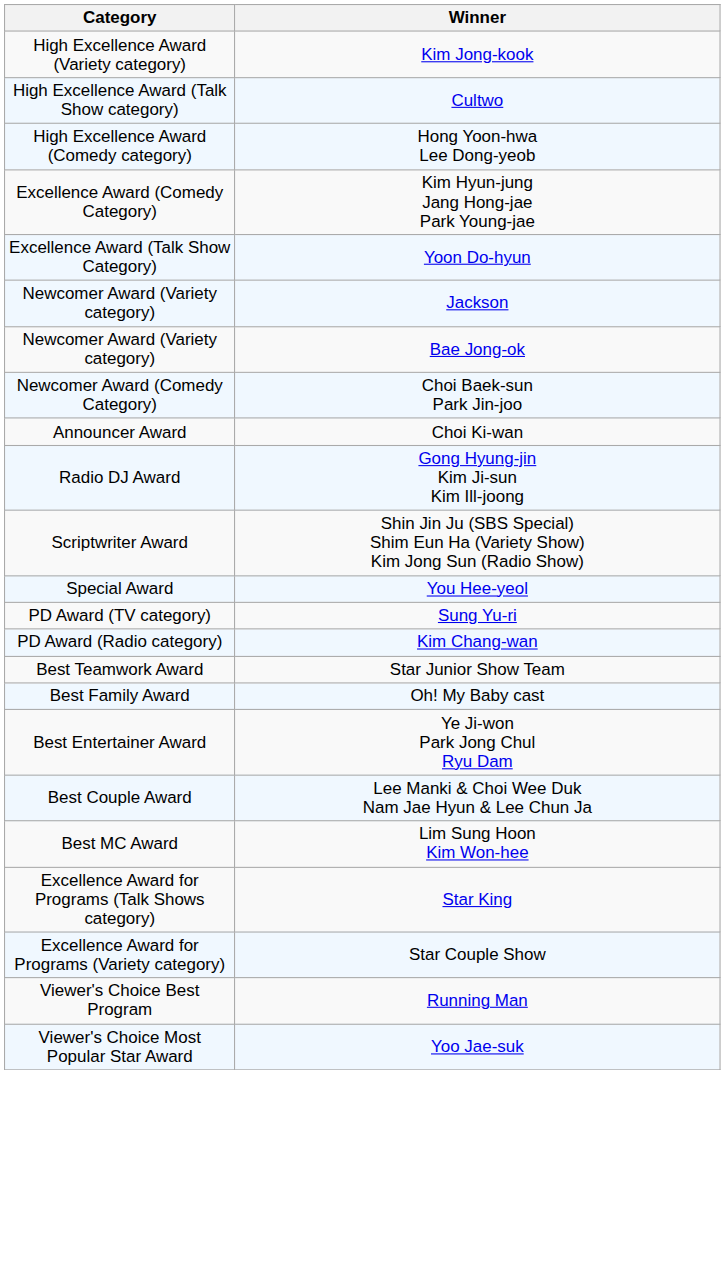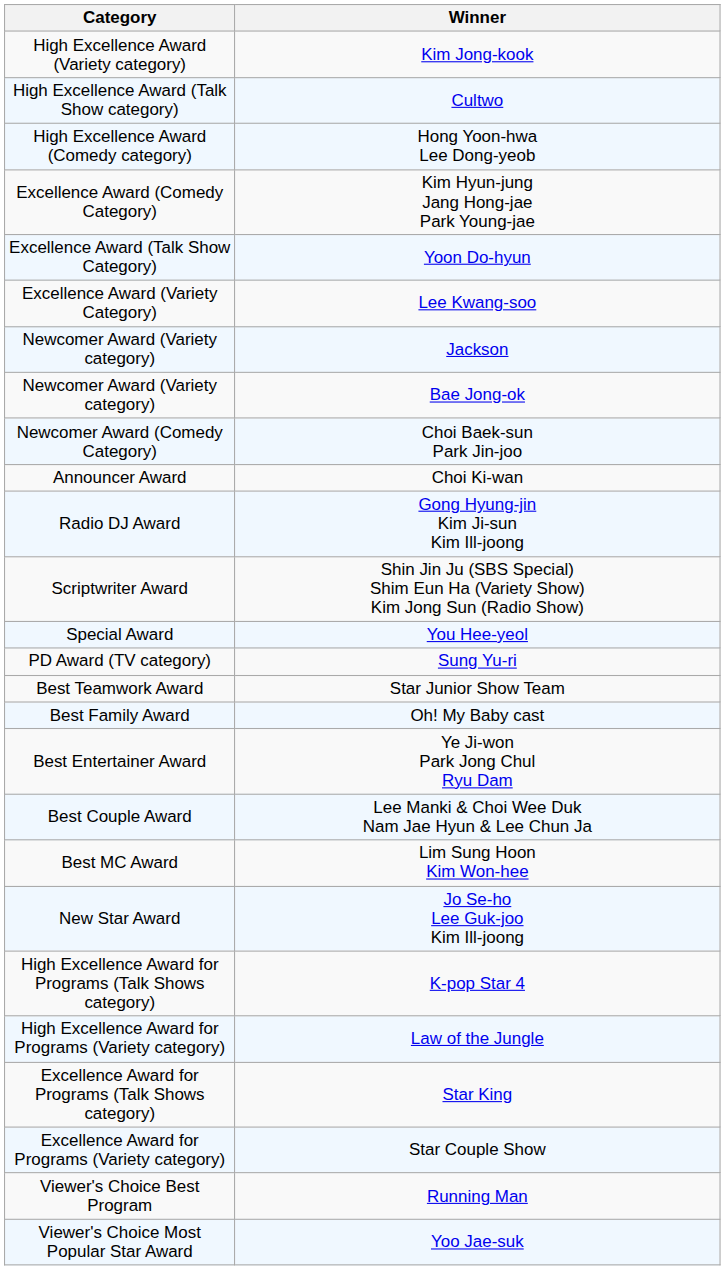+ row: (477, 303)
- row: (477, 642)
+ row: (477, 918)
+ row: (477, 983)
+ row: (477, 1038)
